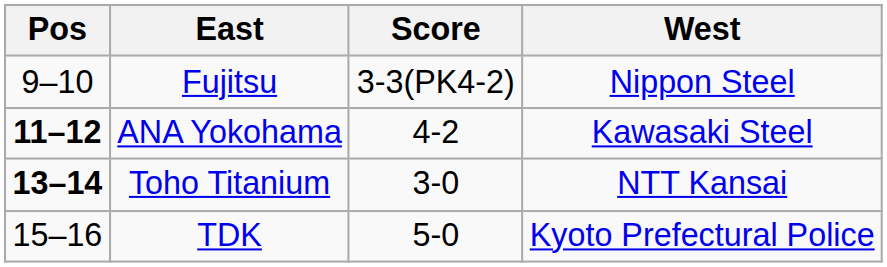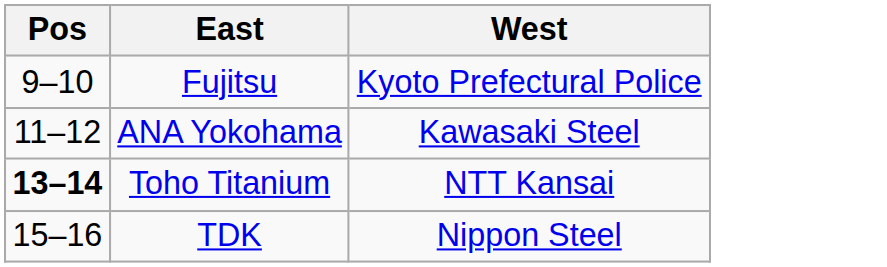- column: (436, 30)
(702, 81) Nippon Steel -> (529, 81) Kyoto Prefectural Police
(57, 132) bold -> (57, 132) normal
(702, 235) Kyoto Prefectural Police -> (529, 235) Nippon Steel
